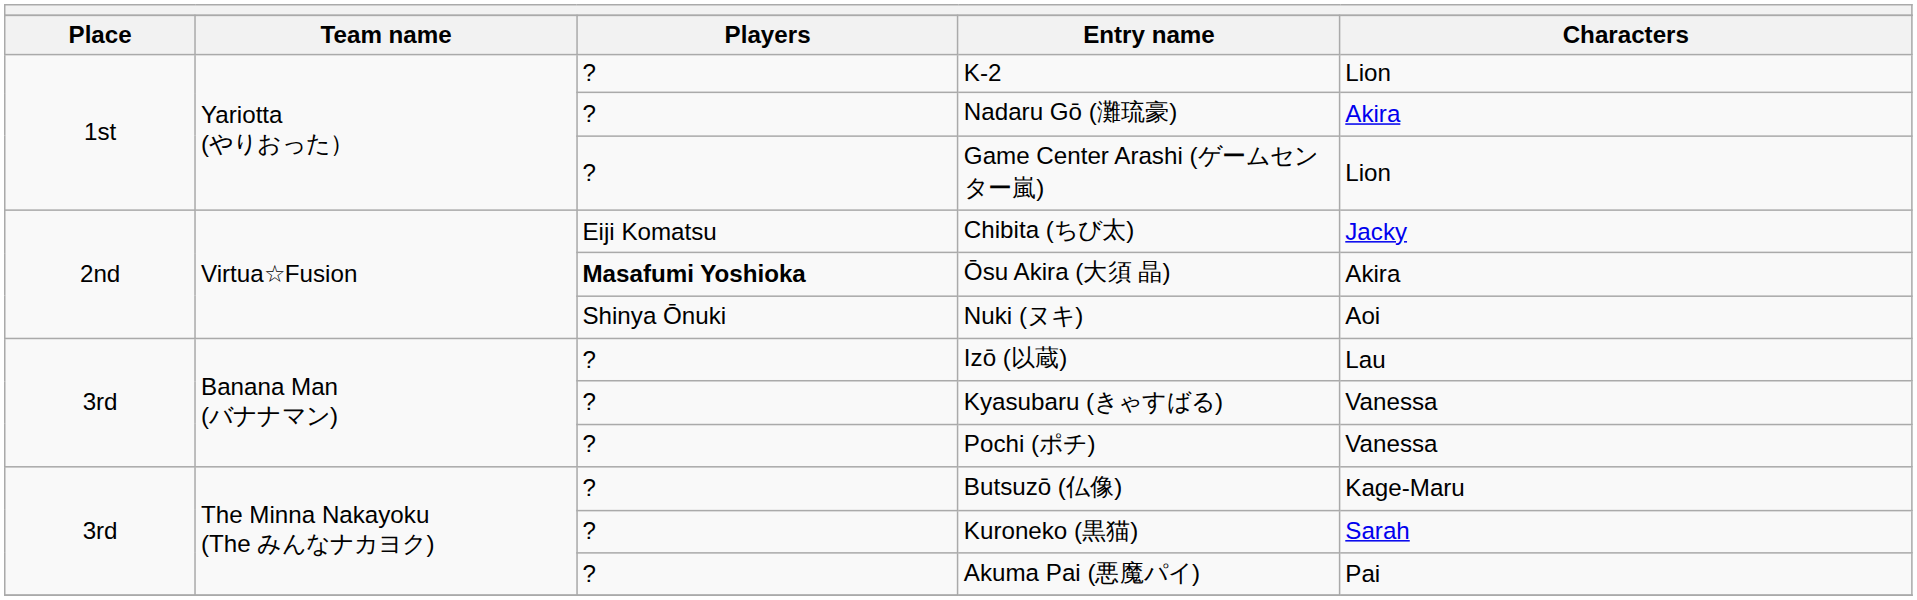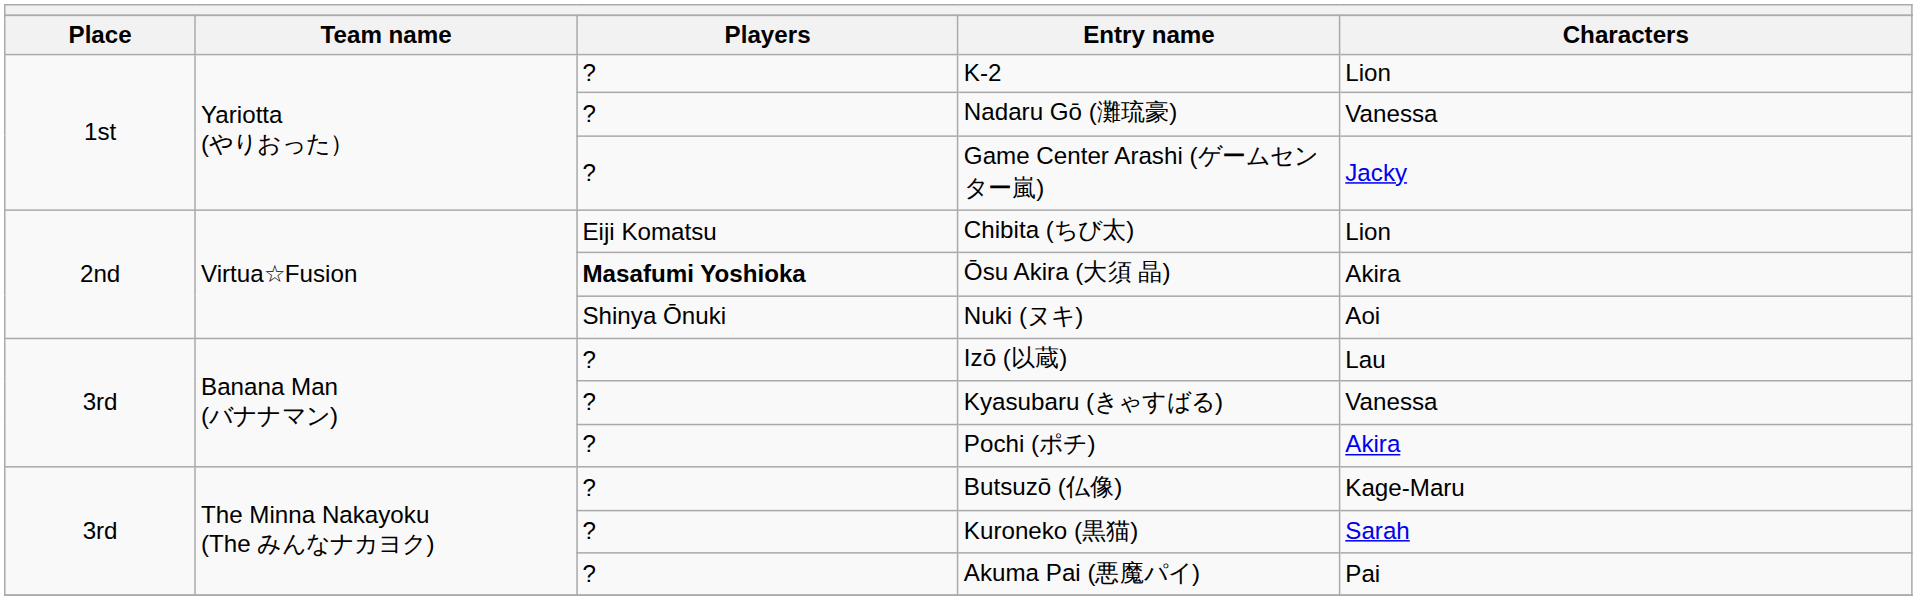(1373, 113) Akira -> (1391, 113) Vanessa
(1368, 172) Lion -> (1376, 172) Jacky
(1376, 231) Jacky -> (1368, 231) Lion
(1391, 445) Vanessa -> (1373, 445) Akira
